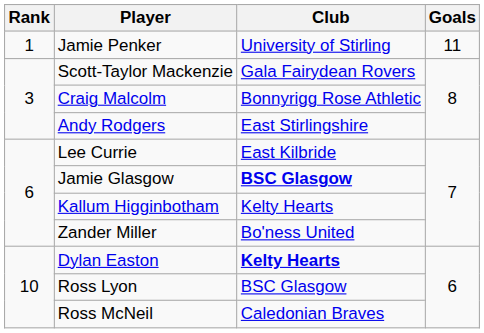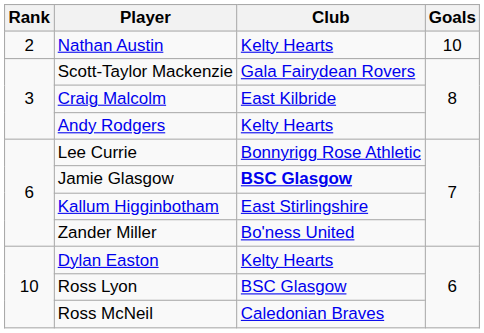- row: (110, 44)
+ row: (111, 44)
(331, 98) Bonnyrigg Rose Athletic -> (288, 98) East Kilbride
(304, 125) East Stirlingshire -> (287, 125) Kelty Hearts
(288, 152) East Kilbride -> (331, 152) Bonnyrigg Rose Athletic
(287, 206) Kelty Hearts -> (304, 206) East Stirlingshire
(290, 260) bold -> (287, 260) normal
